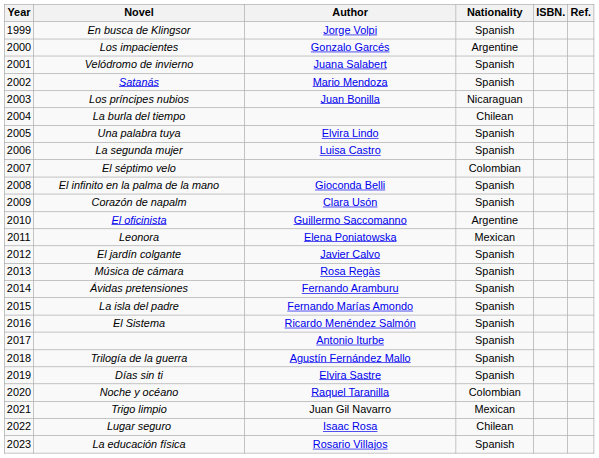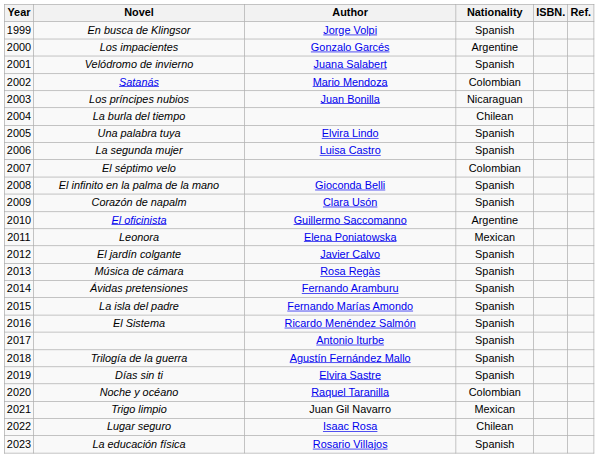(495, 82) Spanish -> (495, 82) Colombian
